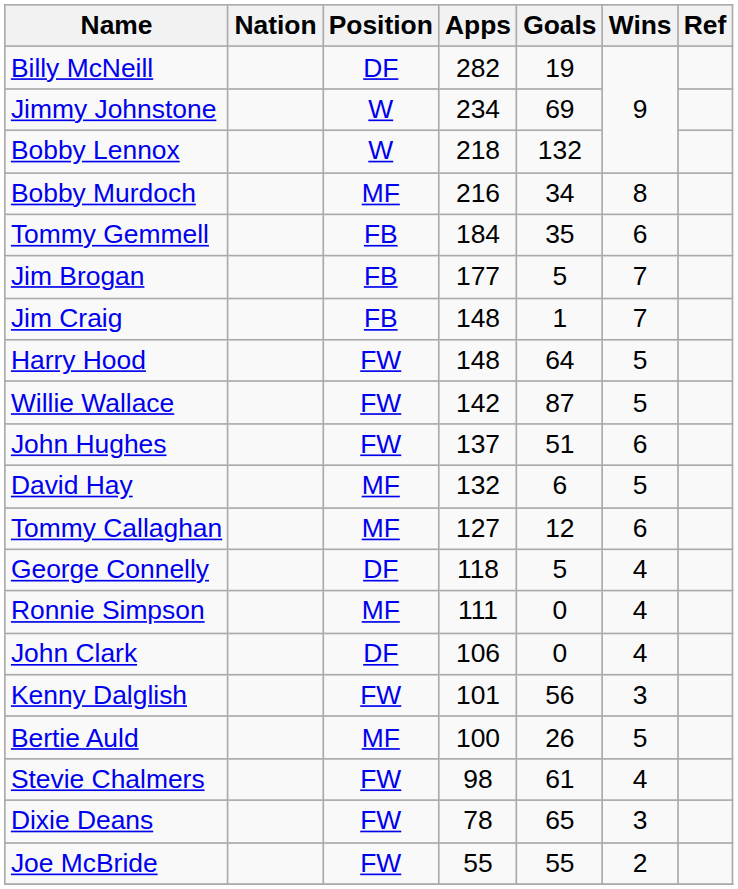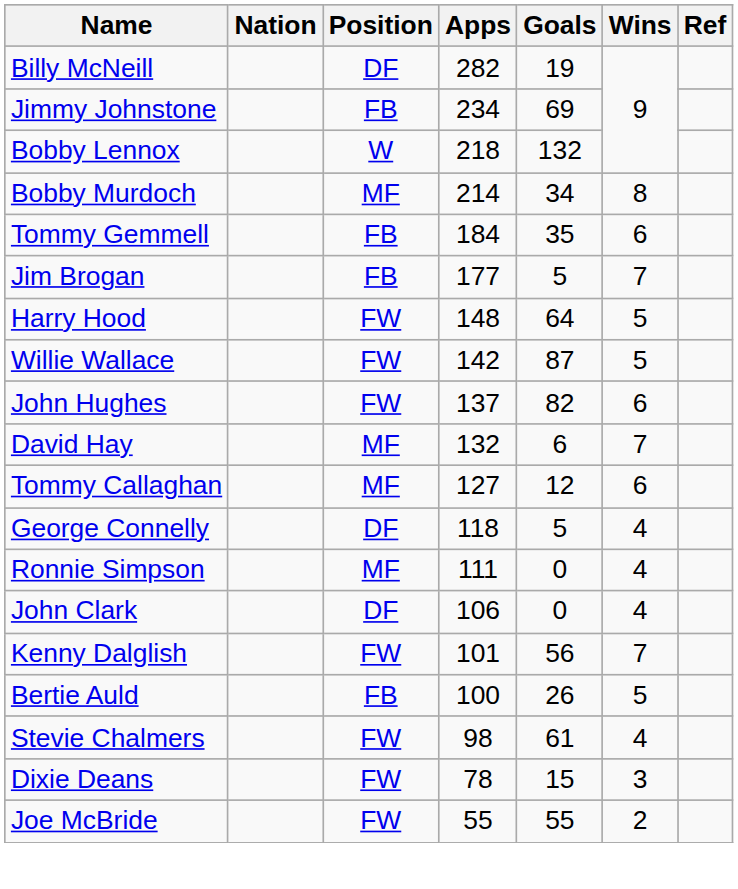(381, 109) W -> (381, 109) FB
(478, 192) 216 -> (478, 192) 214
- row: (67, 318)
(560, 444) 51 -> (560, 402) 82
(640, 485) 5 -> (640, 444) 7
(640, 695) 3 -> (640, 653) 7
(381, 737) MF -> (381, 695) FB
(560, 820) 65 -> (560, 779) 15
